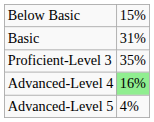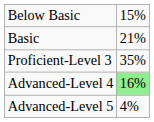(133, 38) 31% -> (133, 38) 21%
